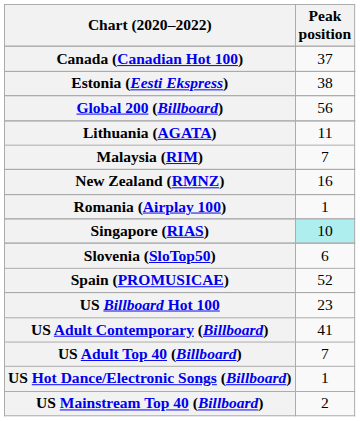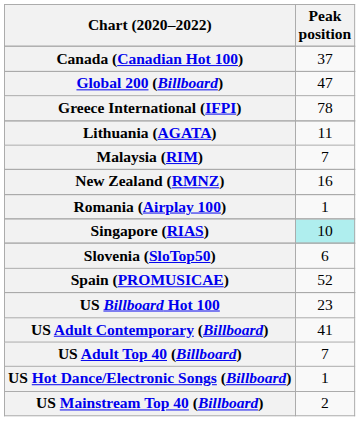- row: (150, 83)
(325, 108) 56 -> (325, 83) 47
+ row: (150, 108)
